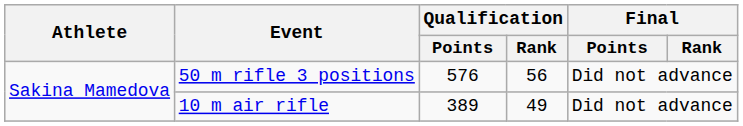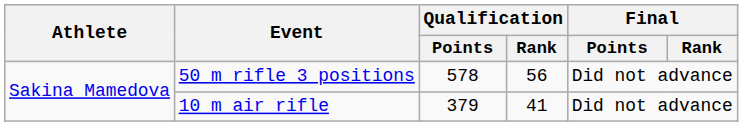(463, 76) 576 -> (463, 76) 578
(463, 106) 389 -> (463, 106) 379
(537, 106) 49 -> (537, 106) 41
